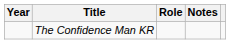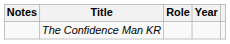columns swapped: (18, 13) <-> (203, 13)
